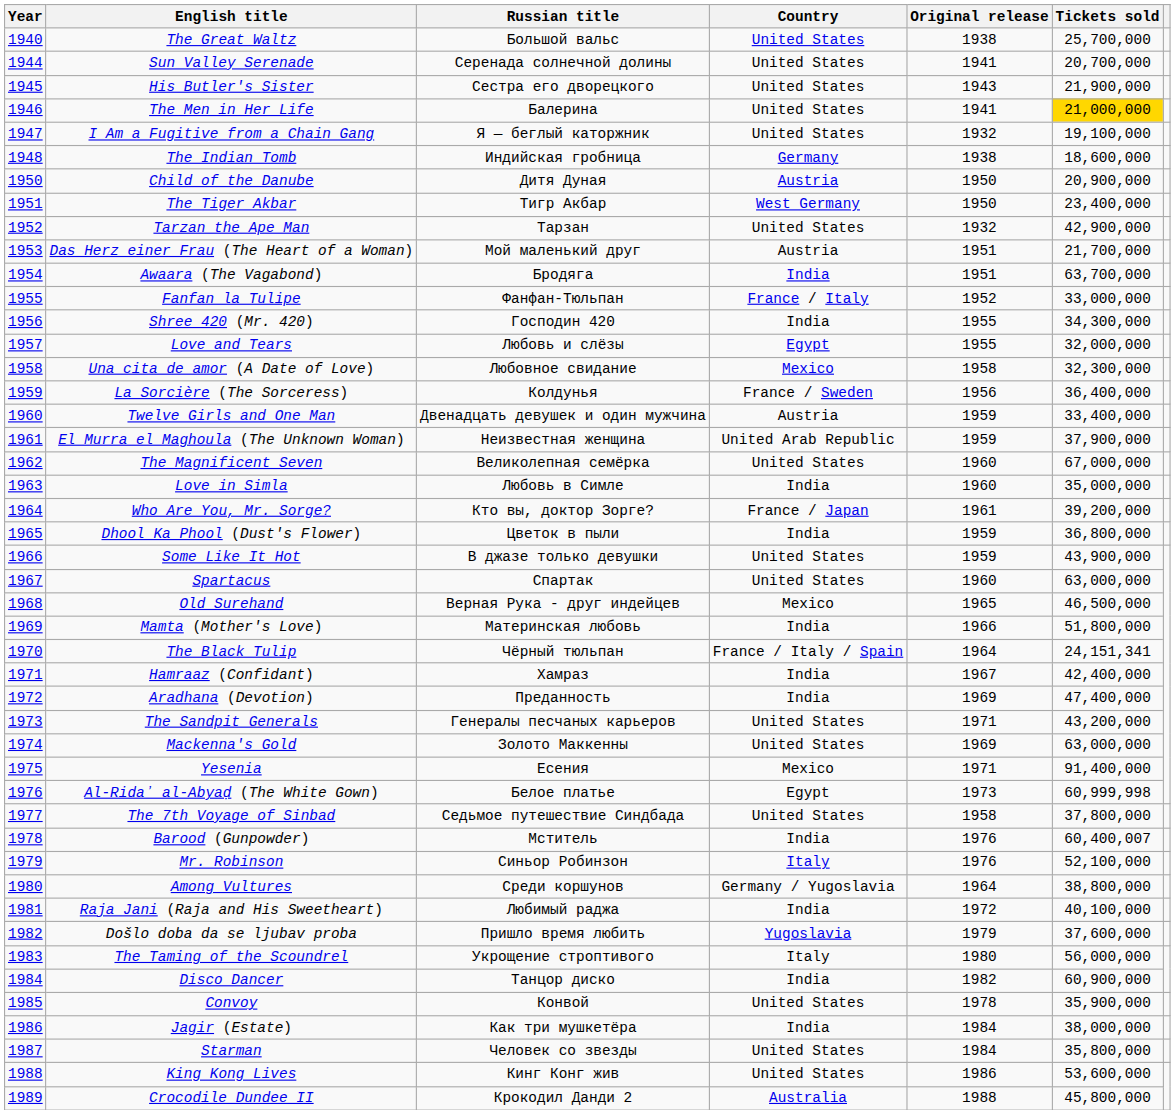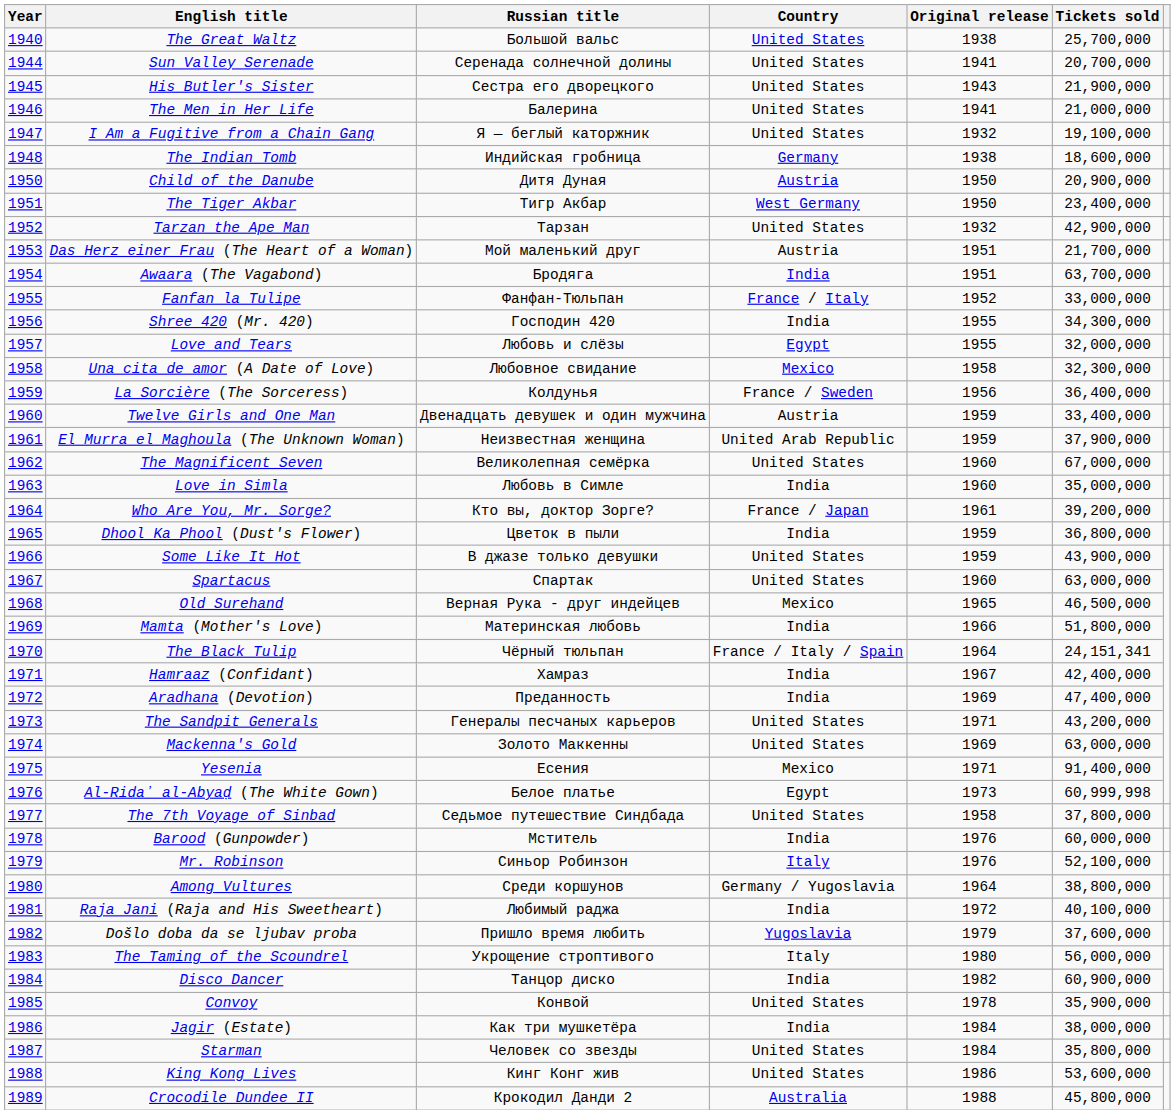(1108, 110) gold background -> (1108, 110) no background
(1108, 839) 60,400,007 -> (1108, 839) 60,000,000
